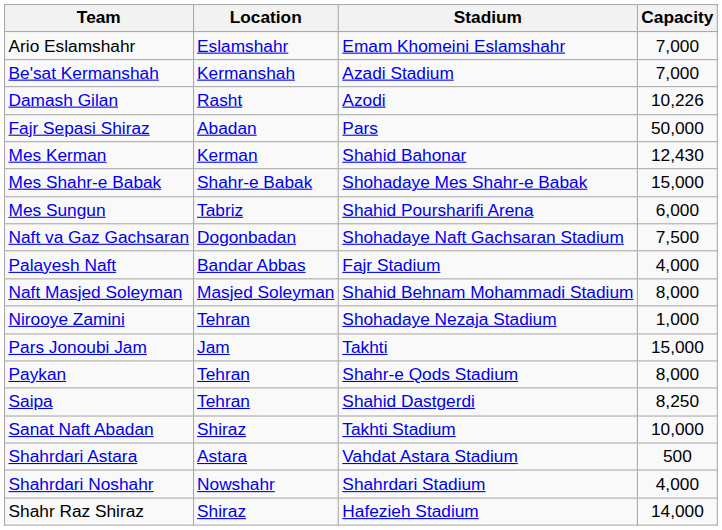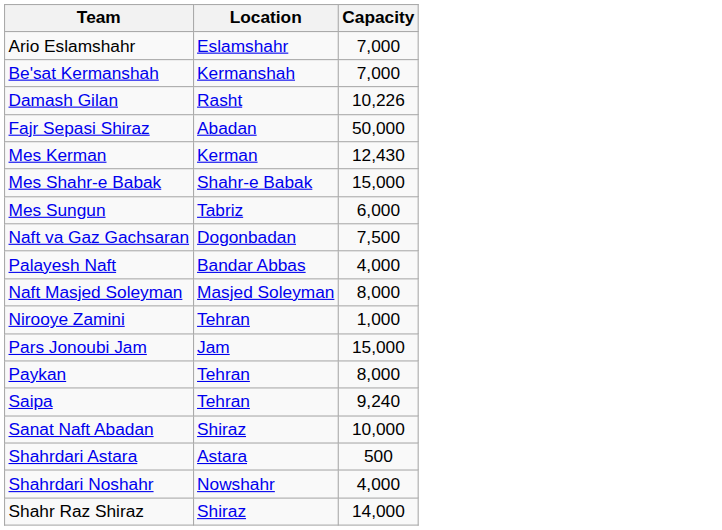- column: (488, 18)
(677, 401) 8,250 -> (378, 401) 9,240
